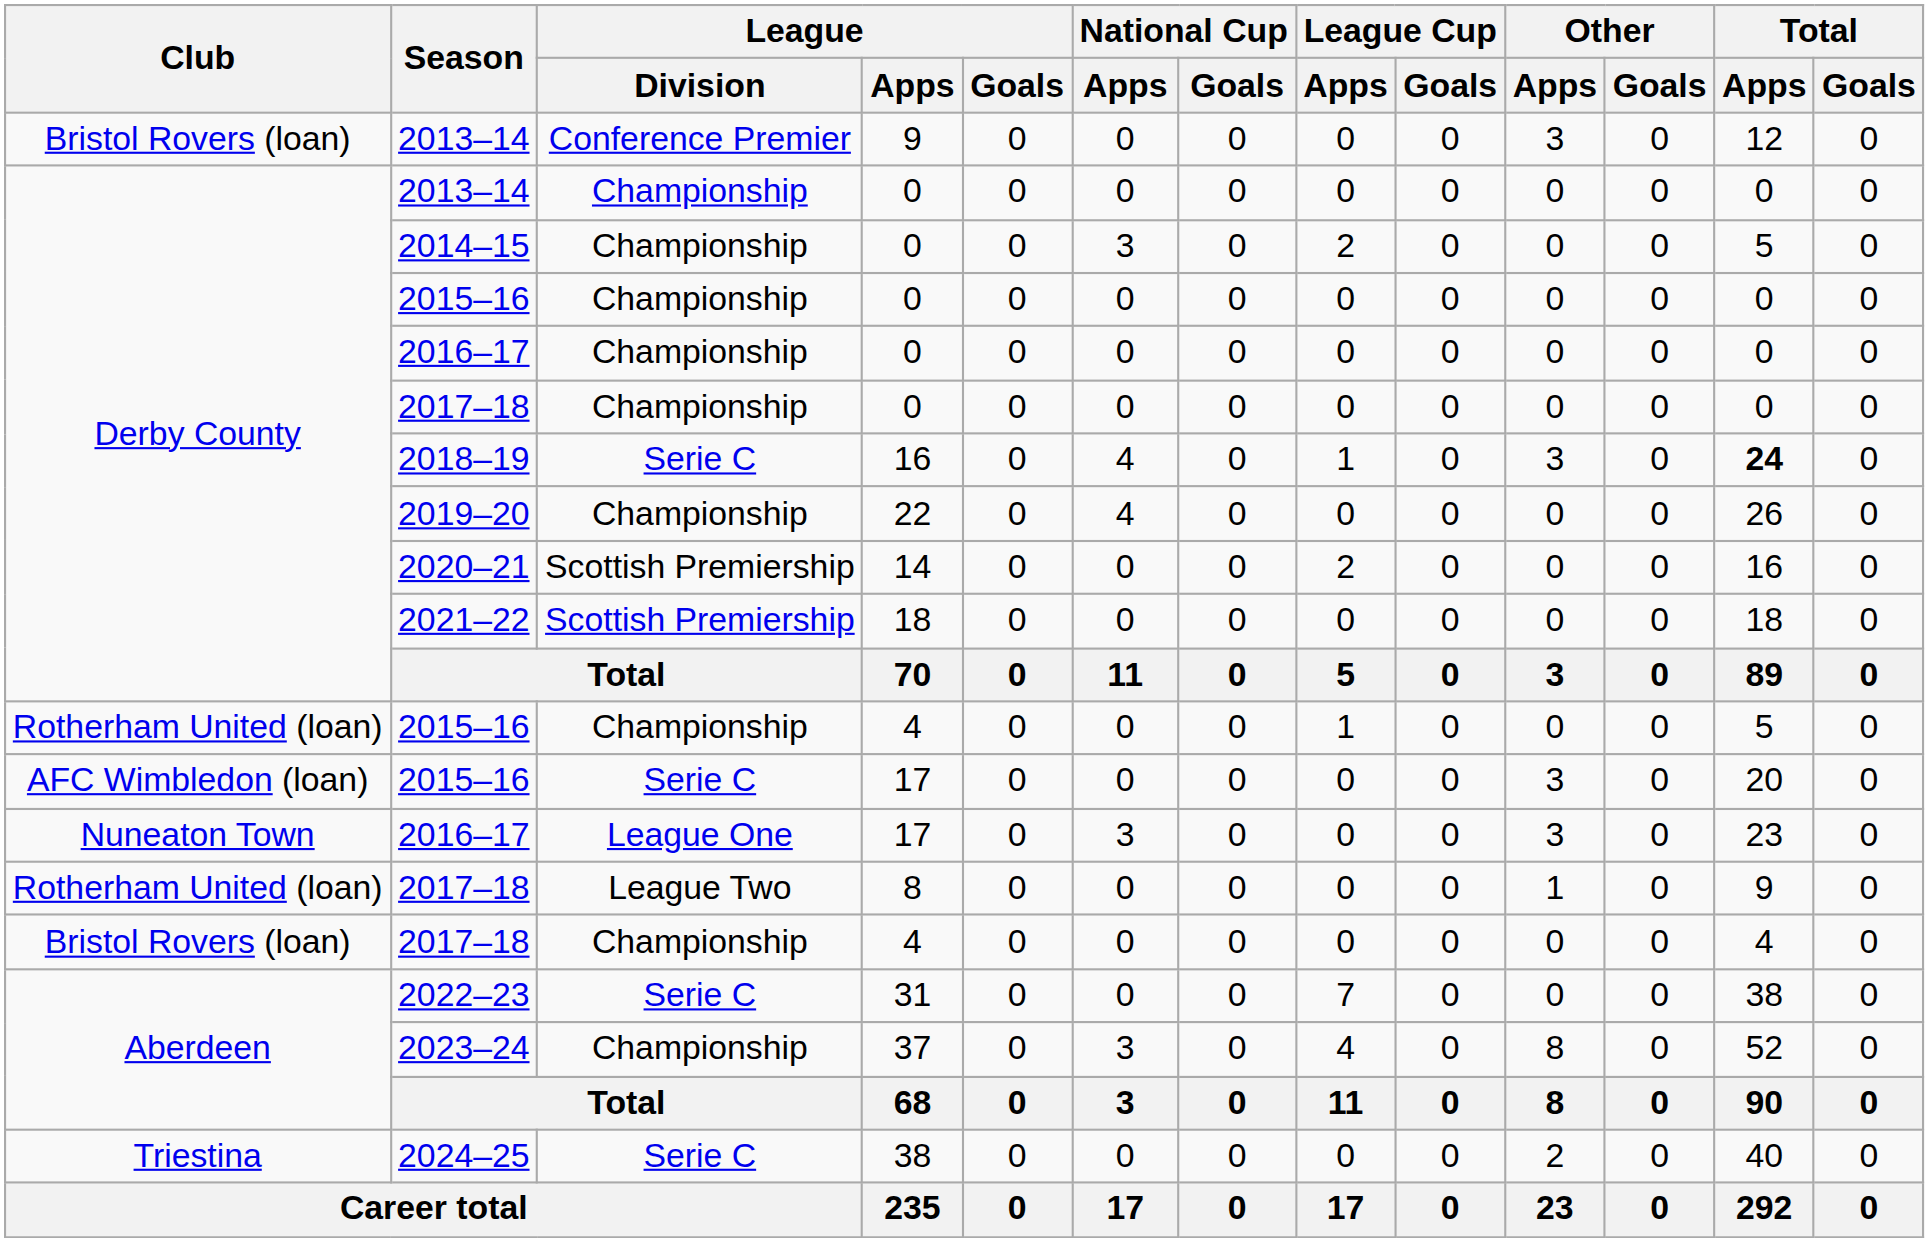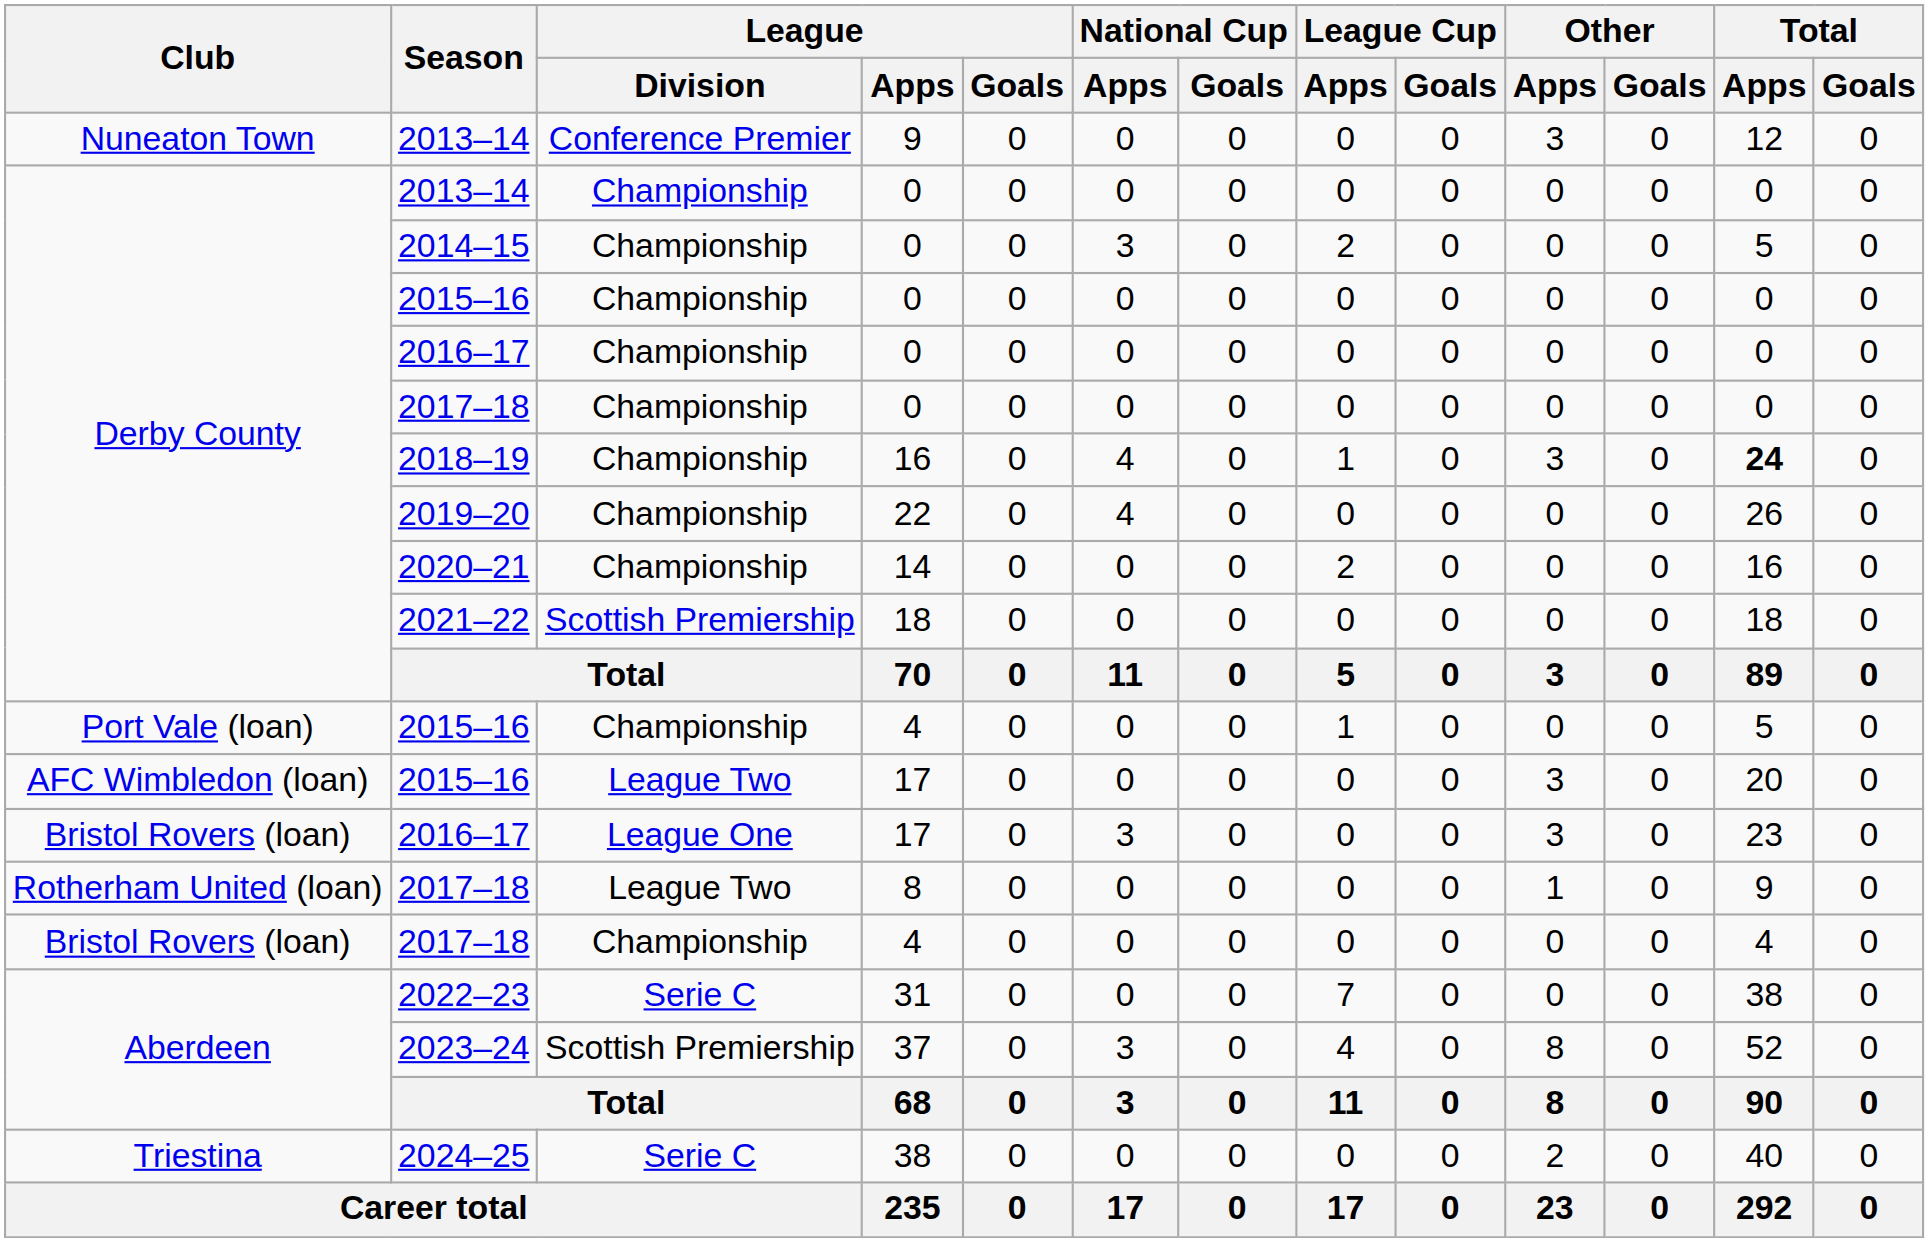(198, 138) Bristol Rovers (loan) -> (198, 138) Nuneaton Town
(700, 459) Serie C -> (700, 459) Championship
(700, 566) Scottish Premiership -> (700, 566) Championship
(198, 727) Rotherham United (loan) -> (198, 727) Port Vale (loan)
(700, 780) Serie C -> (700, 780) League Two
(198, 834) Nuneaton Town -> (198, 834) Bristol Rovers (loan)
(700, 1048) Championship -> (700, 1048) Scottish Premiership
